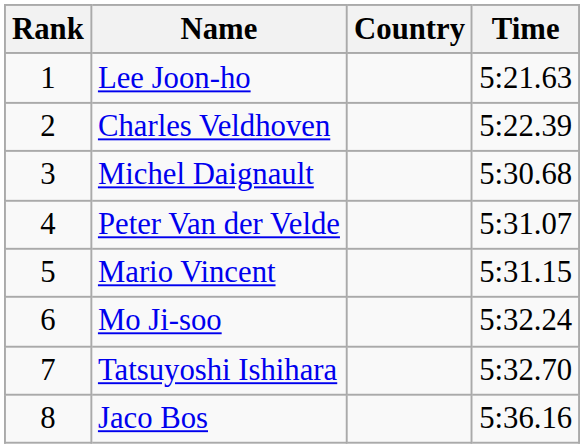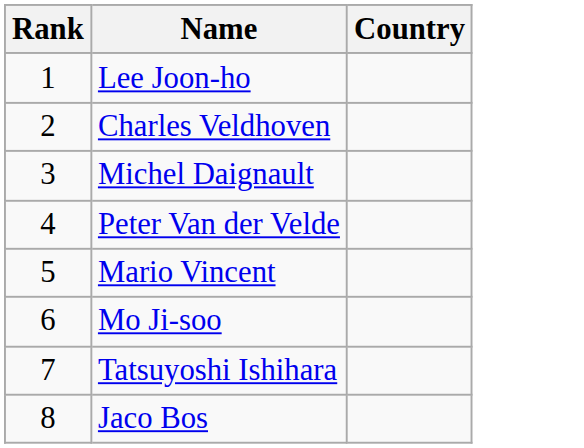- column: (526, 28)
